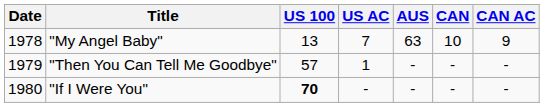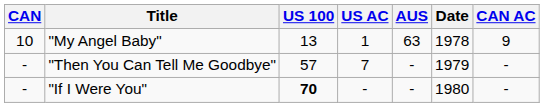columns swapped: (25, 16) <-> (453, 16)
(366, 41) 7 -> (365, 41) 1
(366, 65) 1 -> (365, 65) 7
